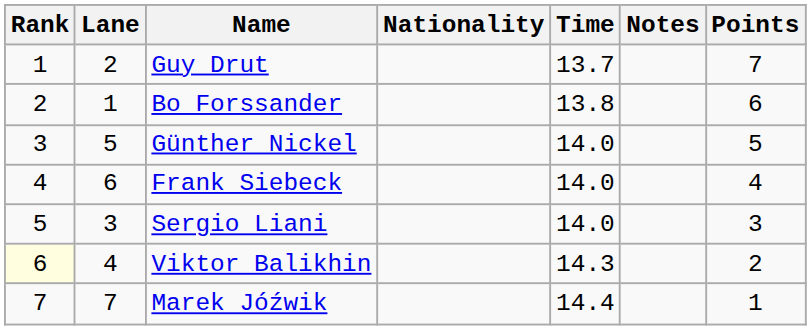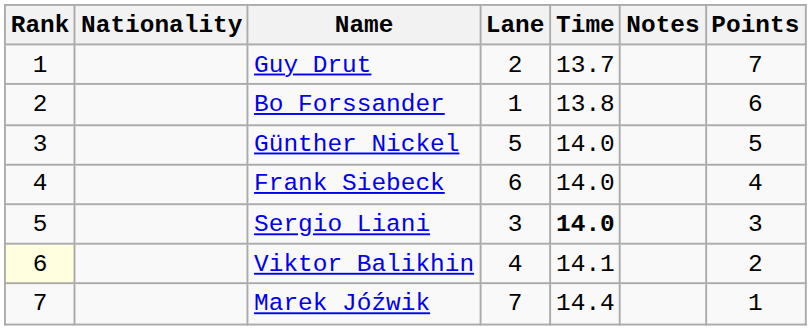columns swapped: (110, 25) <-> (464, 25)
(585, 224) normal -> (585, 224) bold
(585, 264) 14.3 -> (585, 264) 14.1
